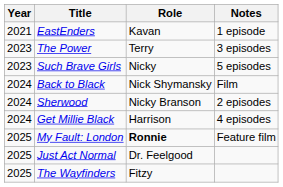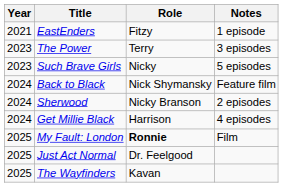(145, 31) Kavan -> (141, 31) Fitzy
(227, 84) Film -> (246, 84) Feature film
(246, 137) Feature film -> (227, 137) Film
(141, 173) Fitzy -> (145, 173) Kavan
